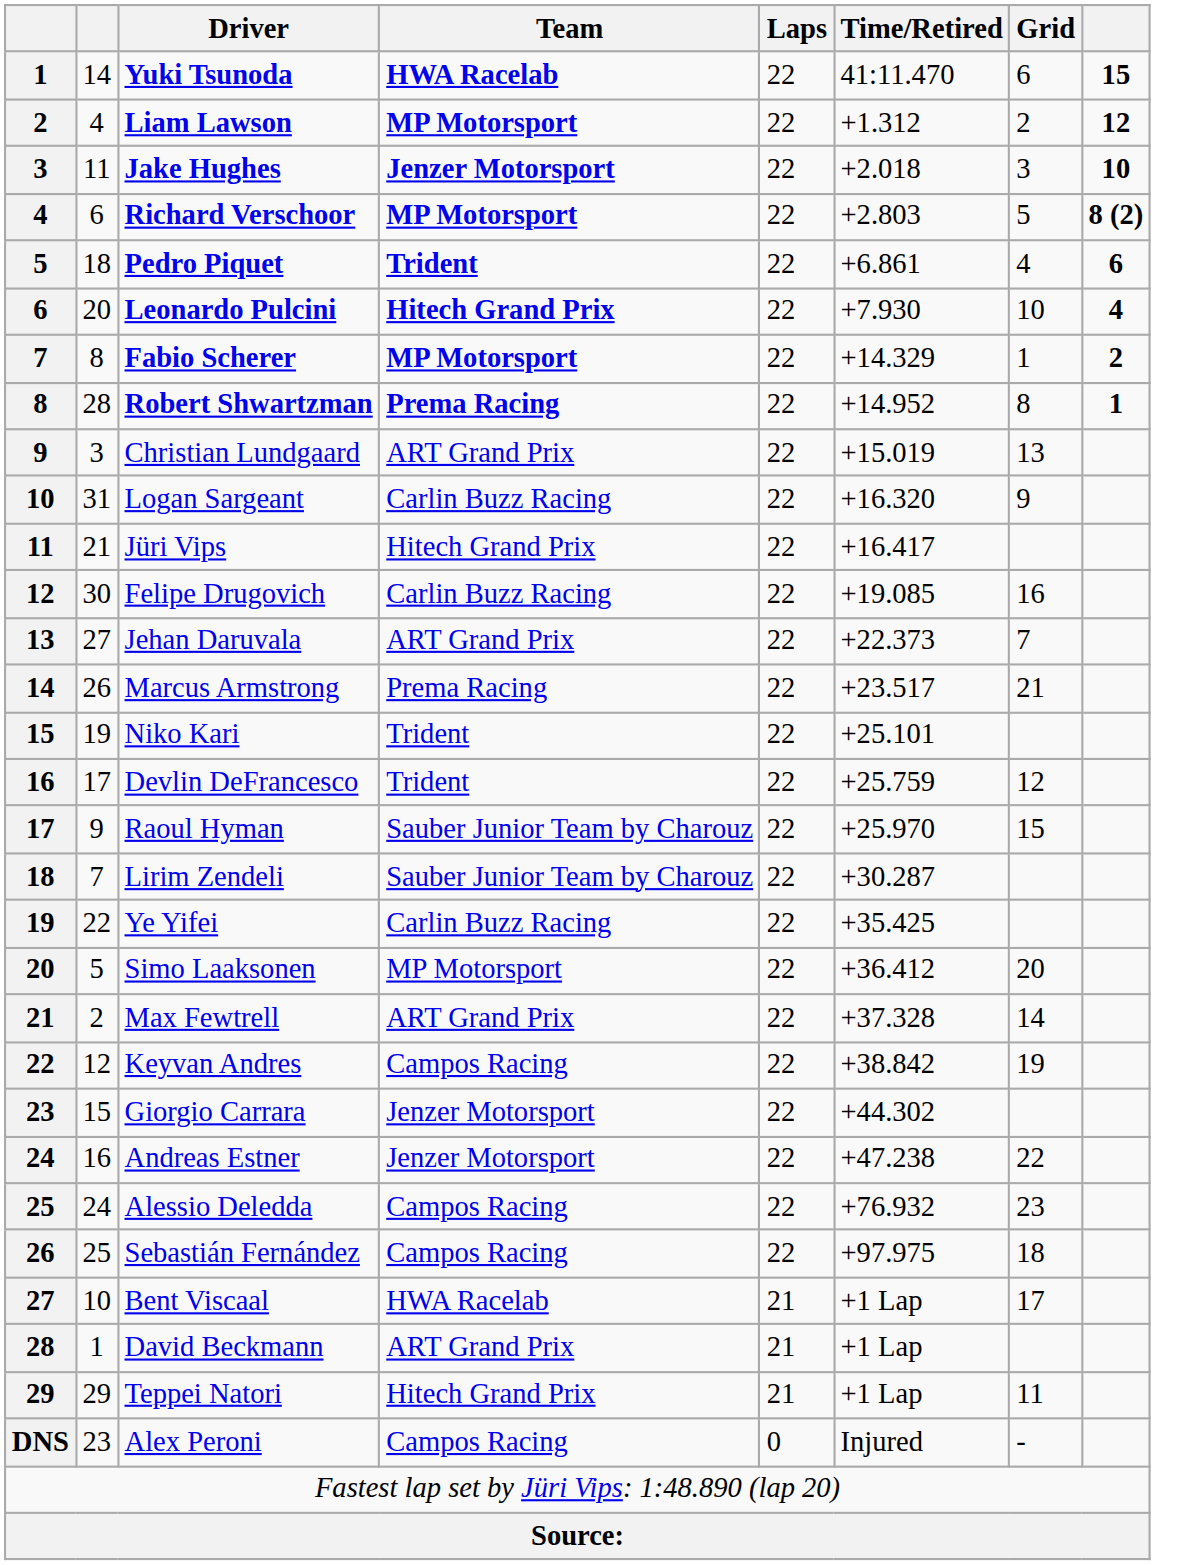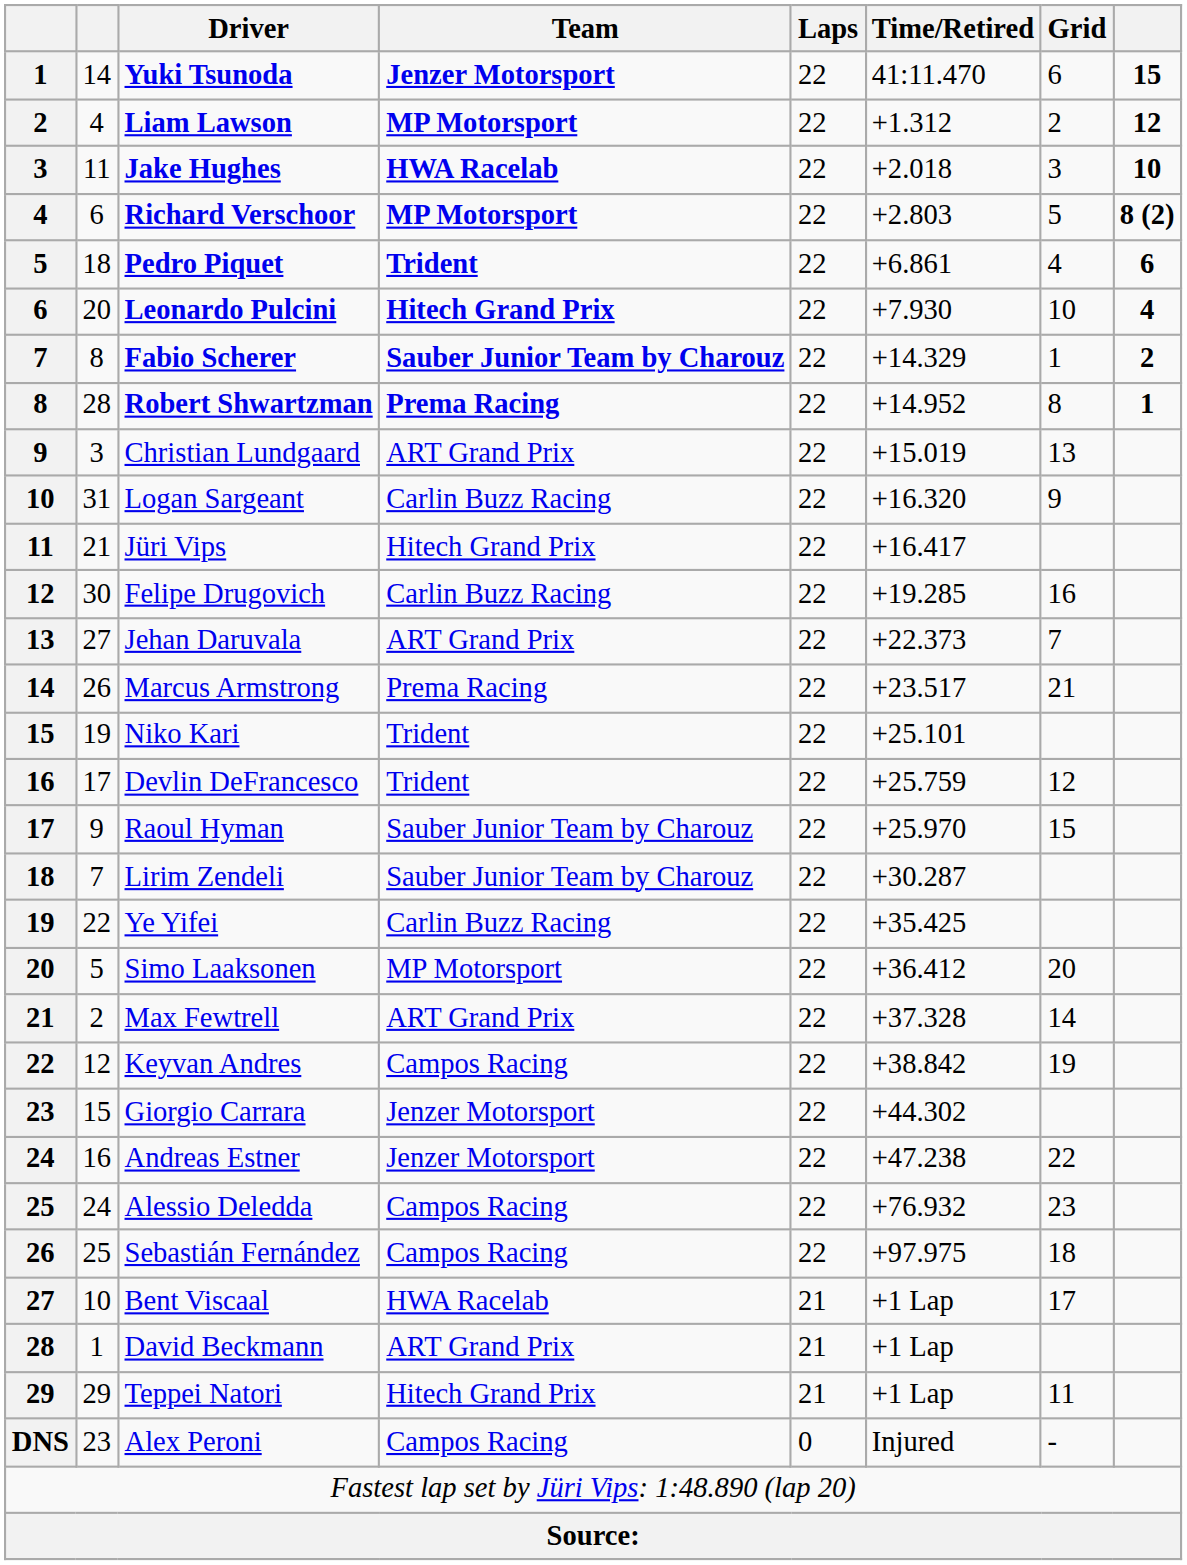(472, 74) HWA Racelab -> (501, 74) Jenzer Motorsport
(501, 169) Jenzer Motorsport -> (472, 169) HWA Racelab
(482, 357) MP Motorsport -> (585, 357) Sauber Junior Team by Charouz
(888, 593) +19.085 -> (919, 593) +19.285
